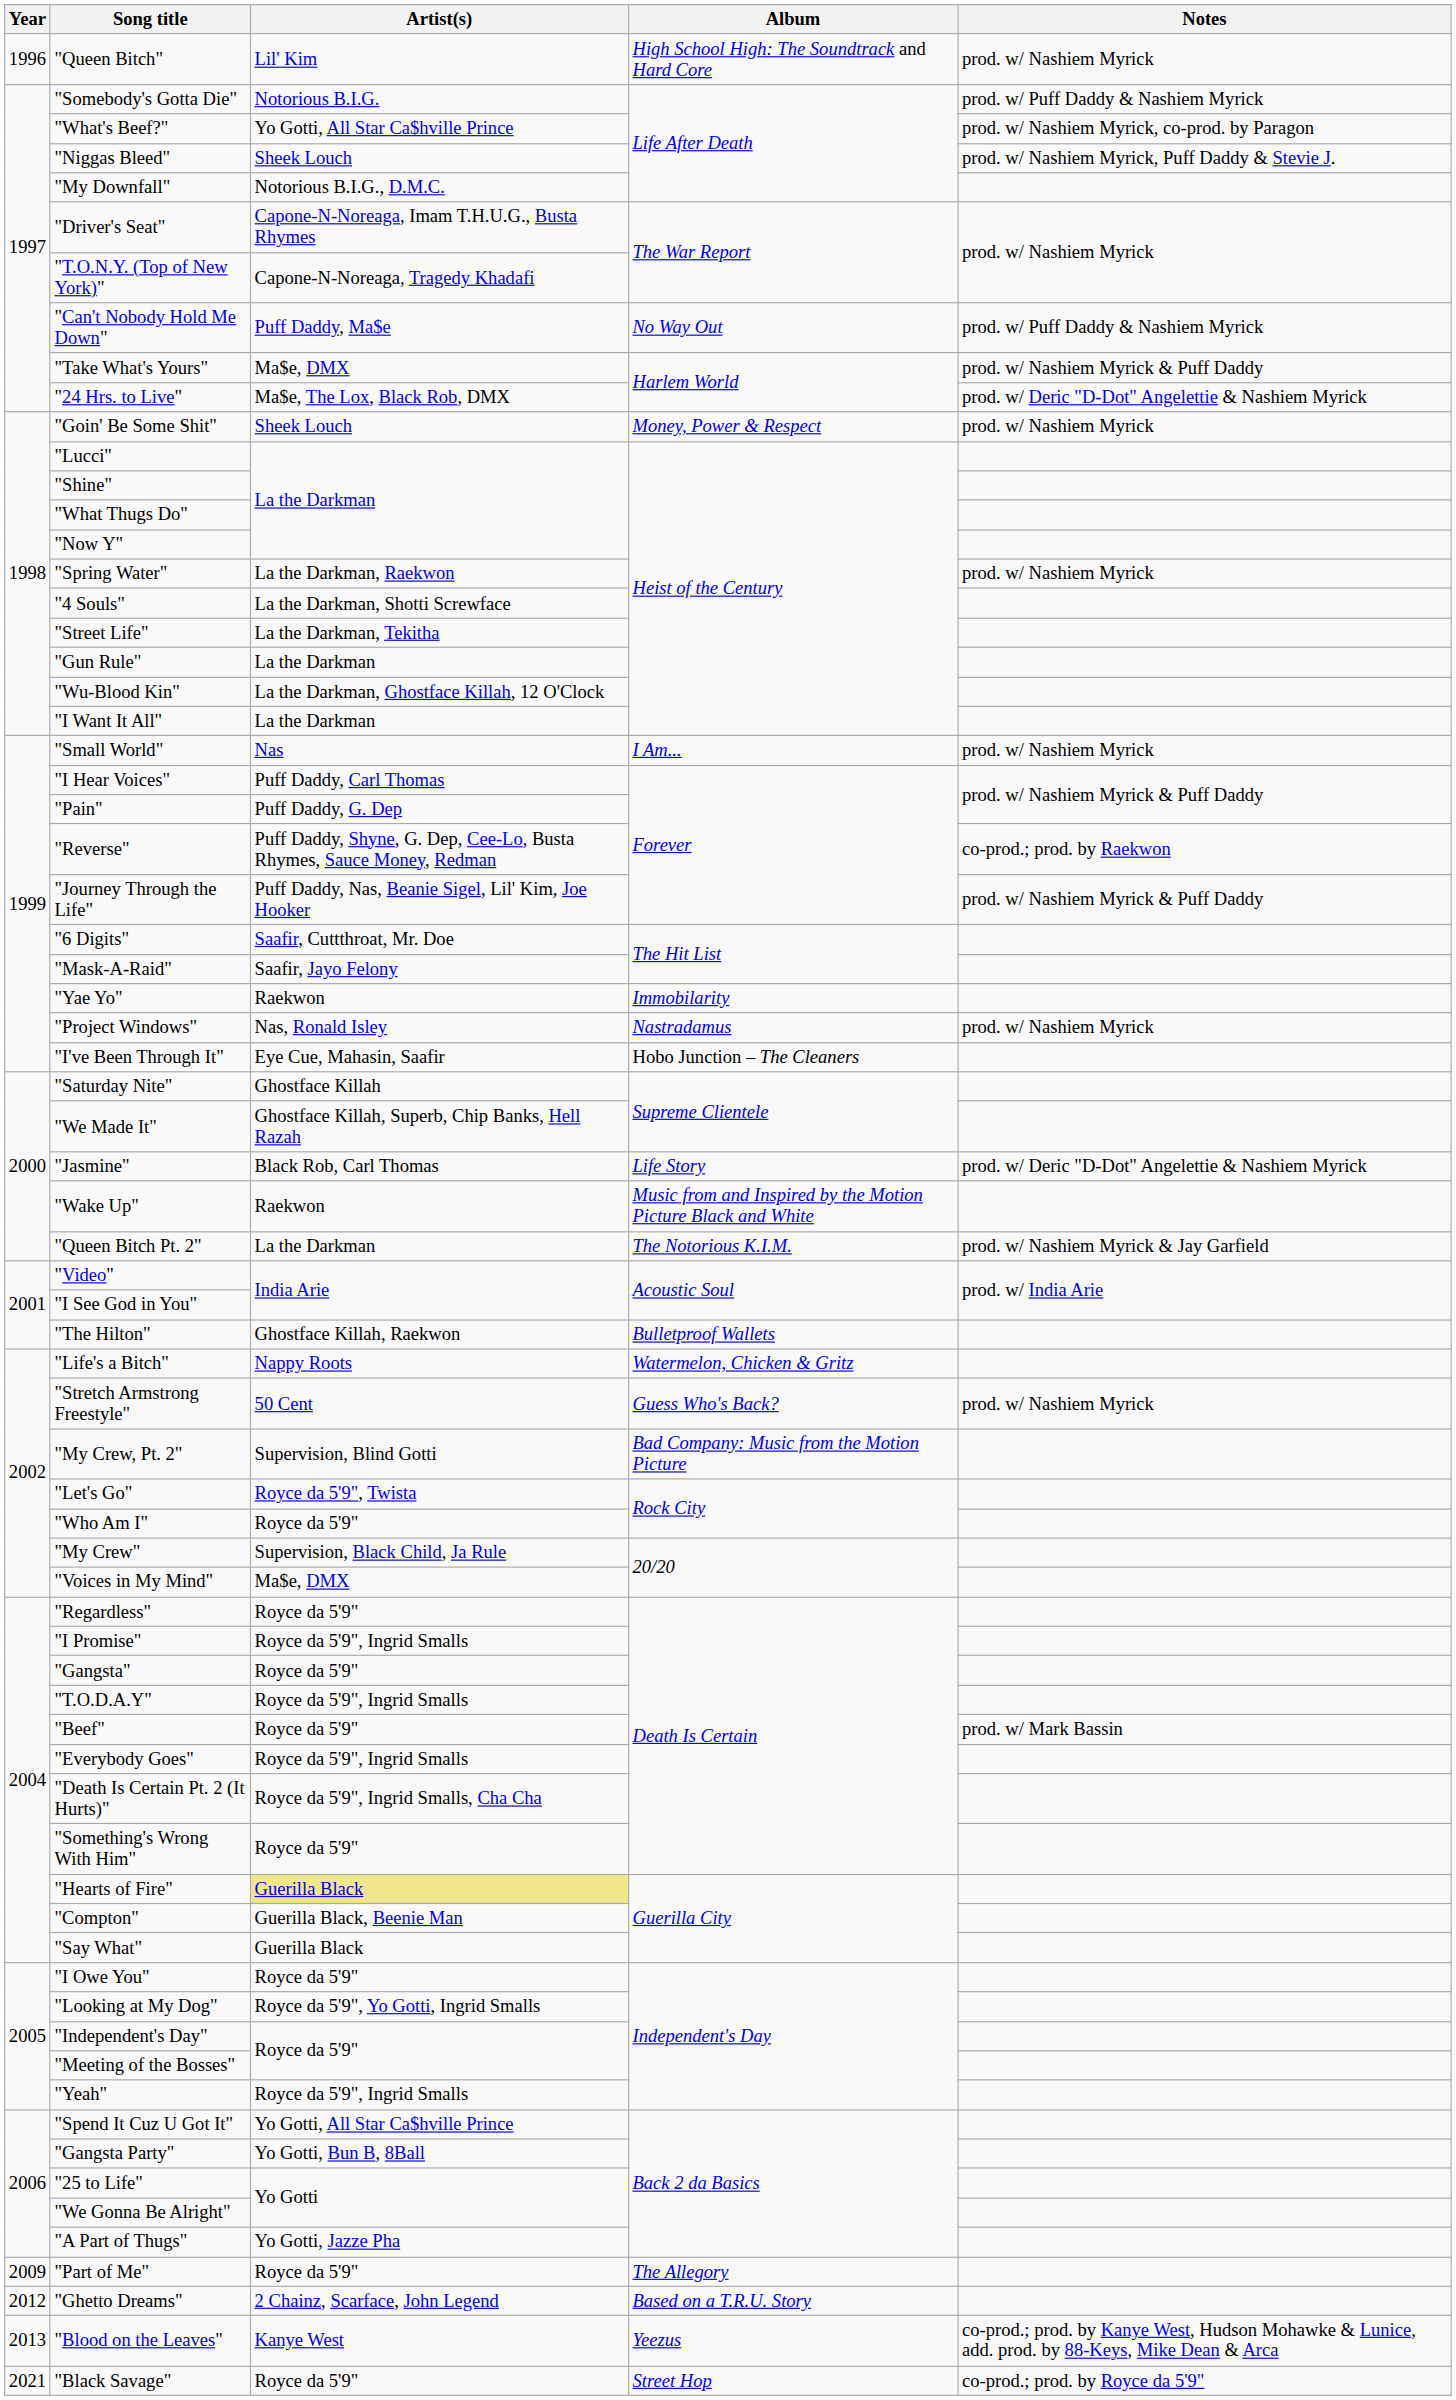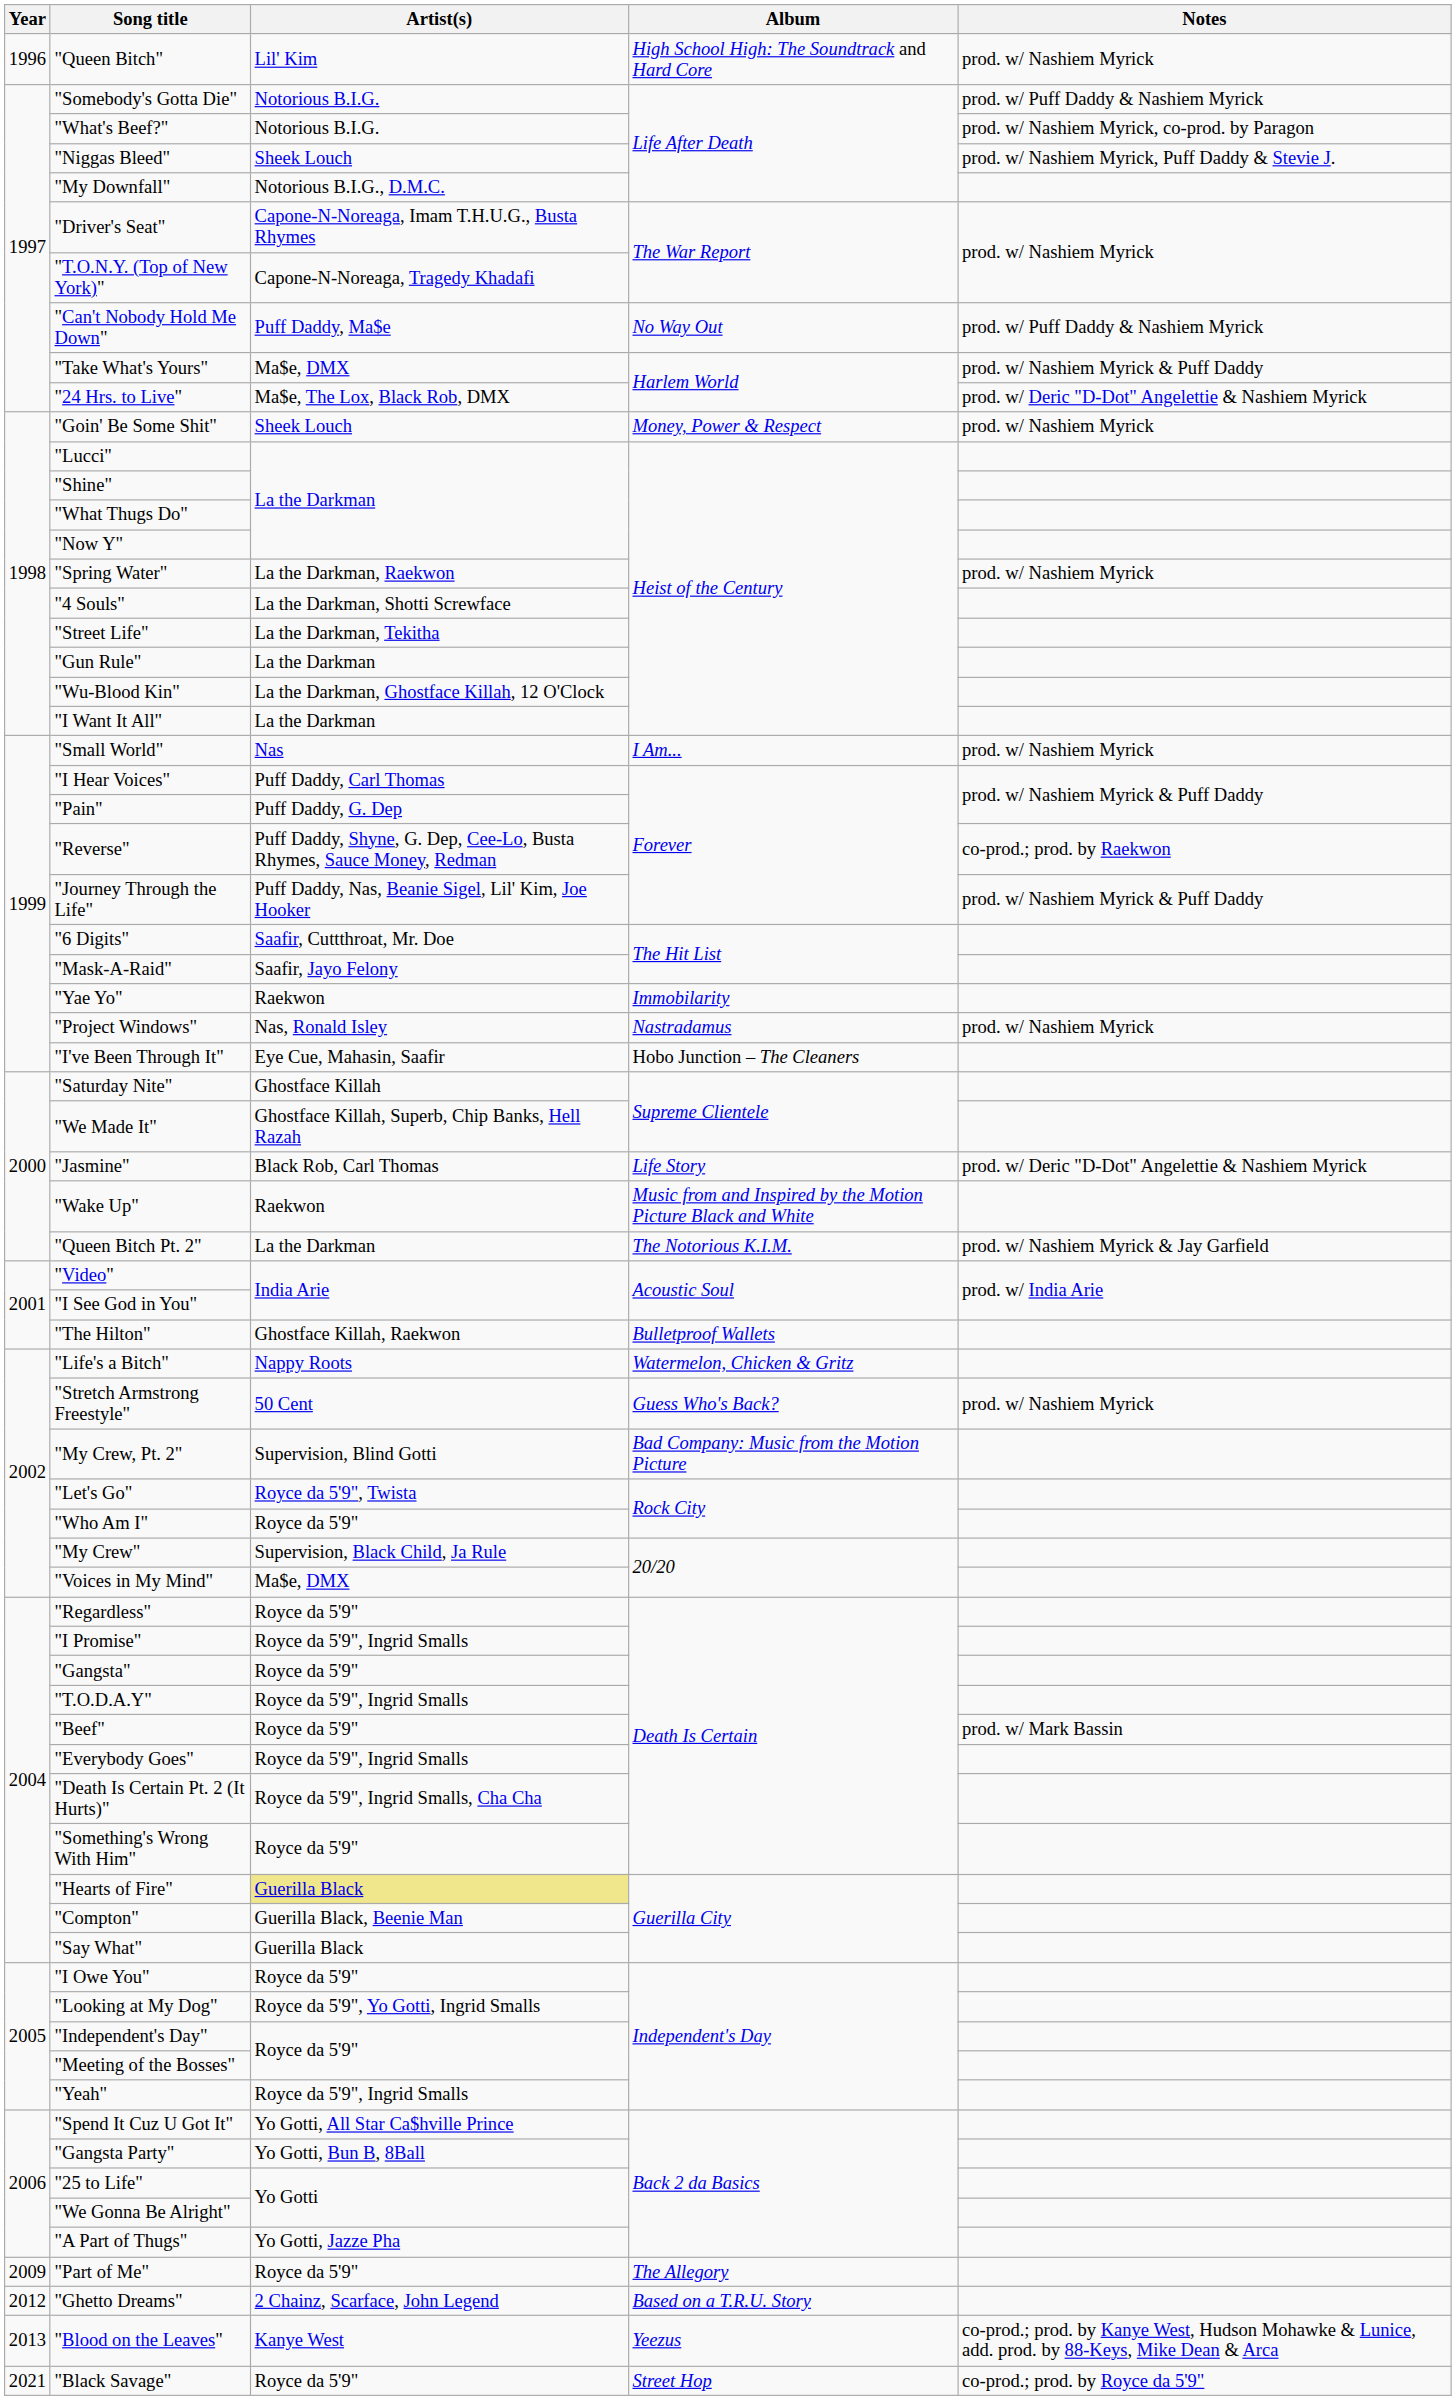(384, 128) Yo Gotti, All Star Ca$hville Prince -> (317, 128) Notorious B.I.G.
